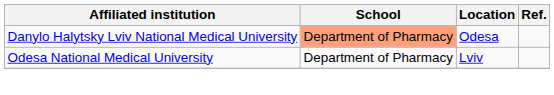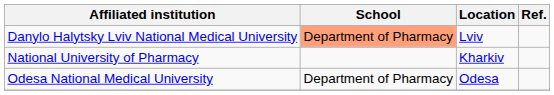(479, 36) Odesa -> (471, 36) Lviv
+ row: (103, 57)
(471, 57) Lviv -> (479, 79) Odesa
